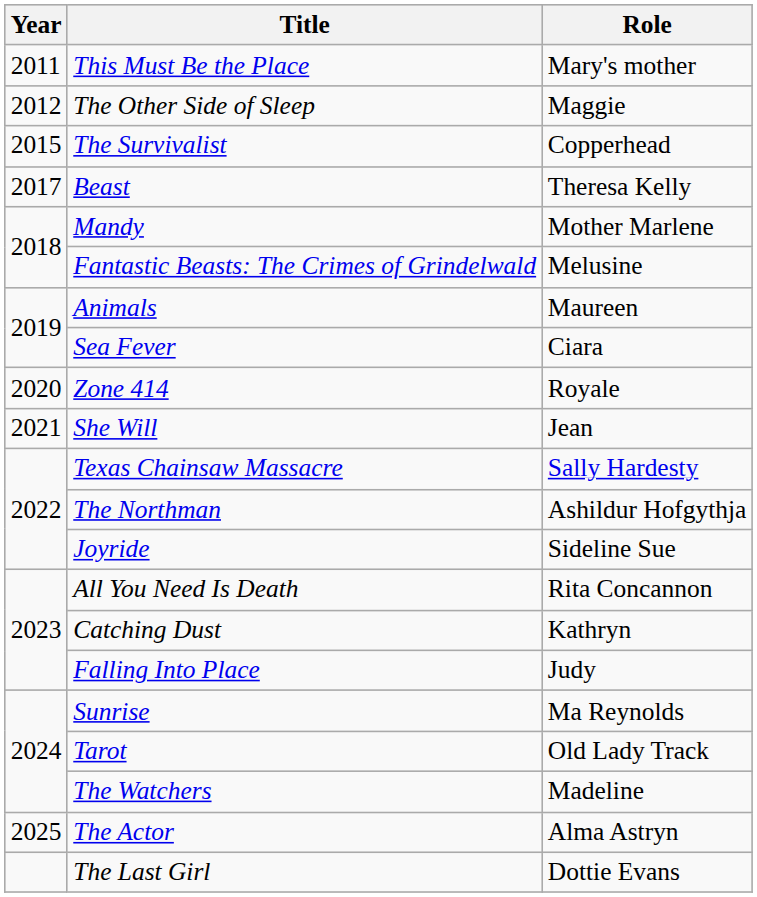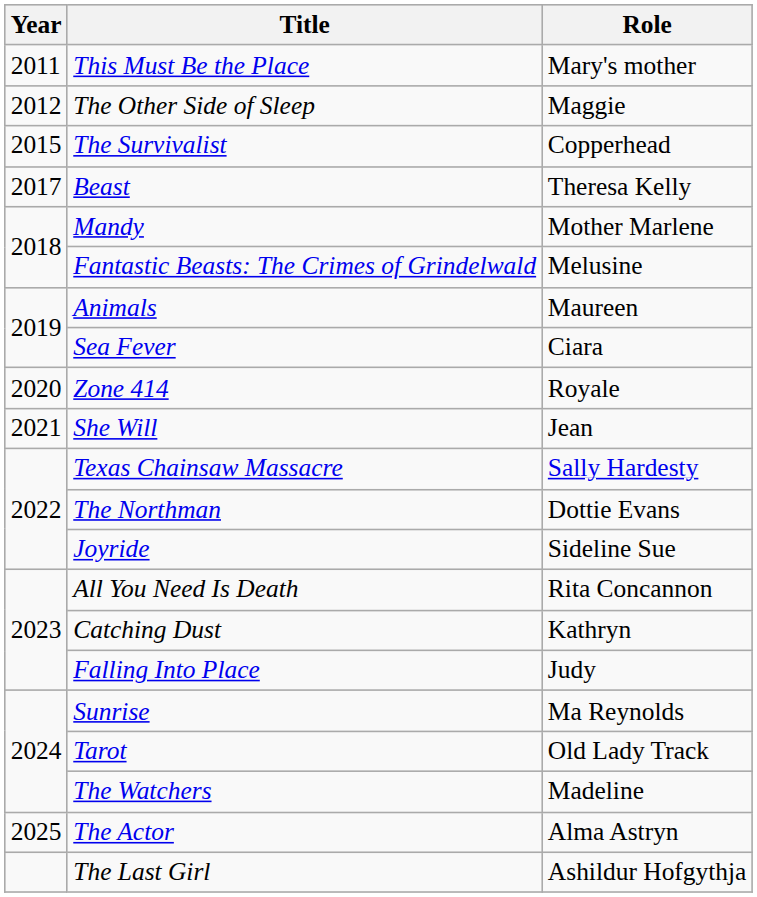(647, 508) Ashildur Hofgythja -> (614, 508) Dottie Evans
(614, 871) Dottie Evans -> (647, 871) Ashildur Hofgythja
